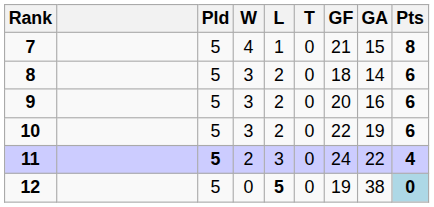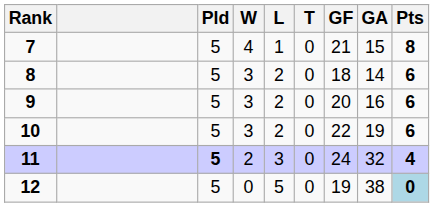(375, 159) 22 -> (375, 159) 32
(279, 187) bold -> (279, 187) normal
